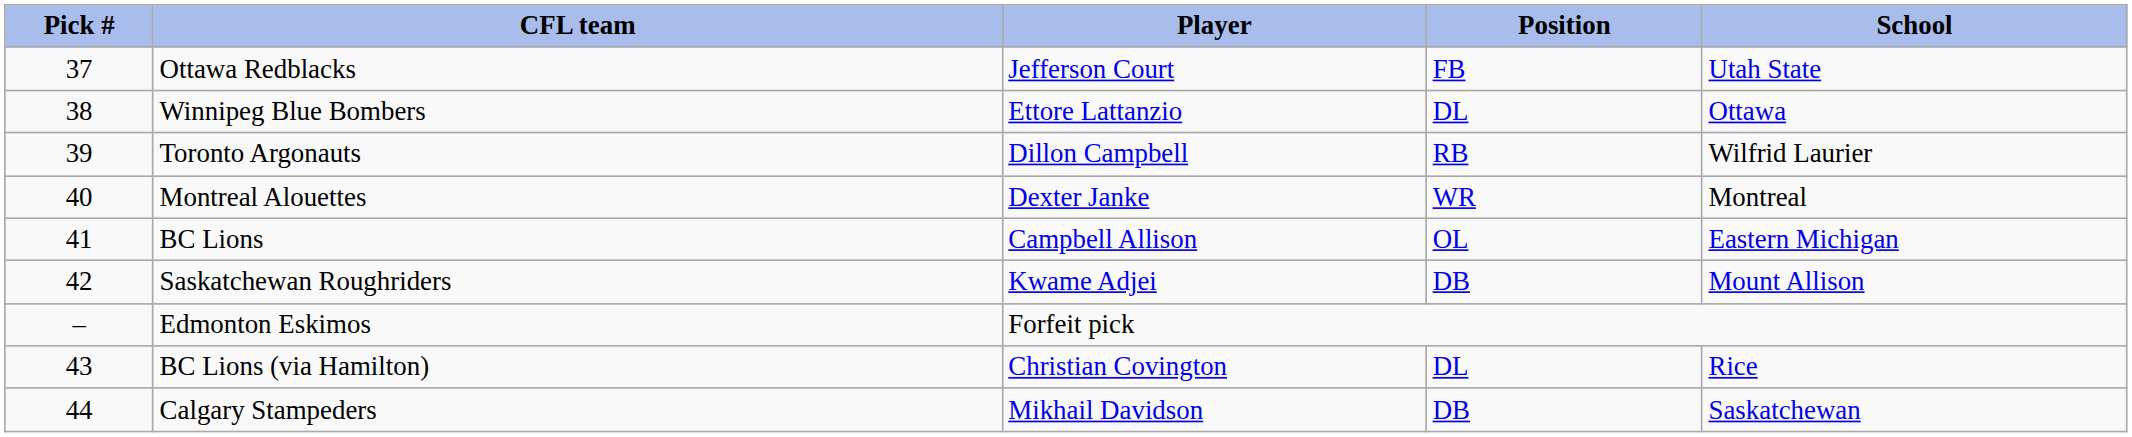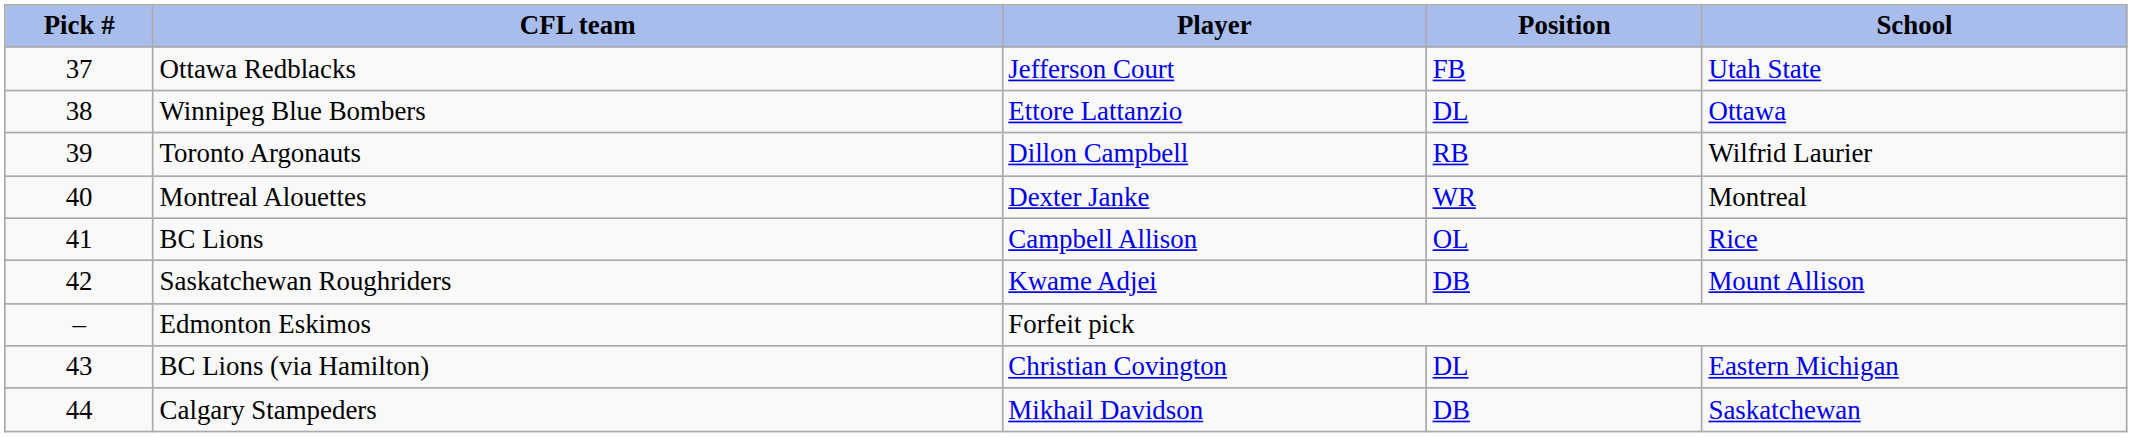(1804, 238) Eastern Michigan -> (1733, 238) Rice
(1733, 366) Rice -> (1804, 366) Eastern Michigan
